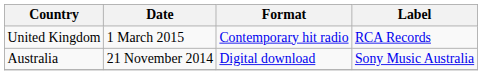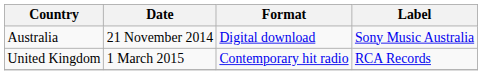rows swapped: (33, 59) <-> (54, 37)
